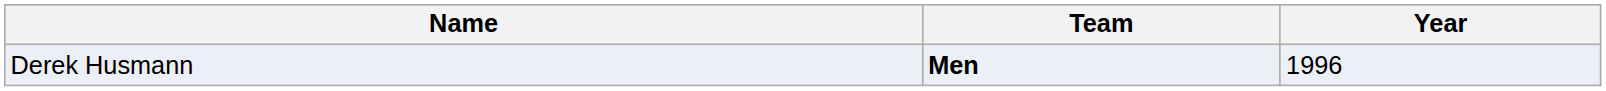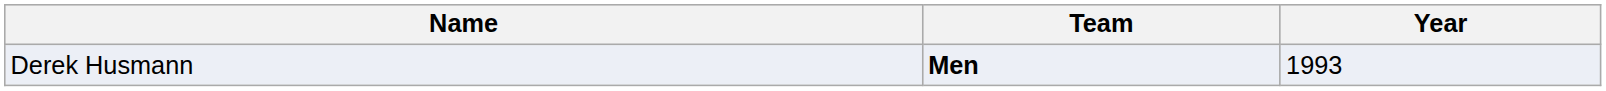(1314, 64) 1996 -> (1314, 64) 1993
